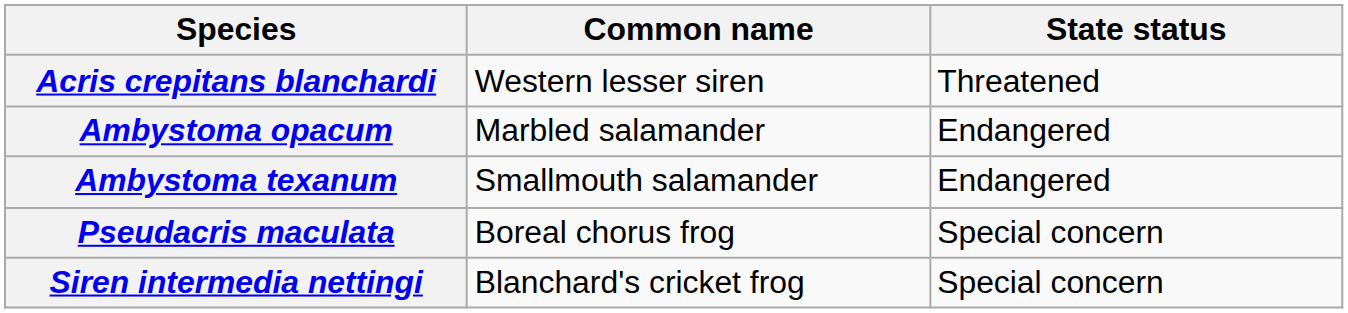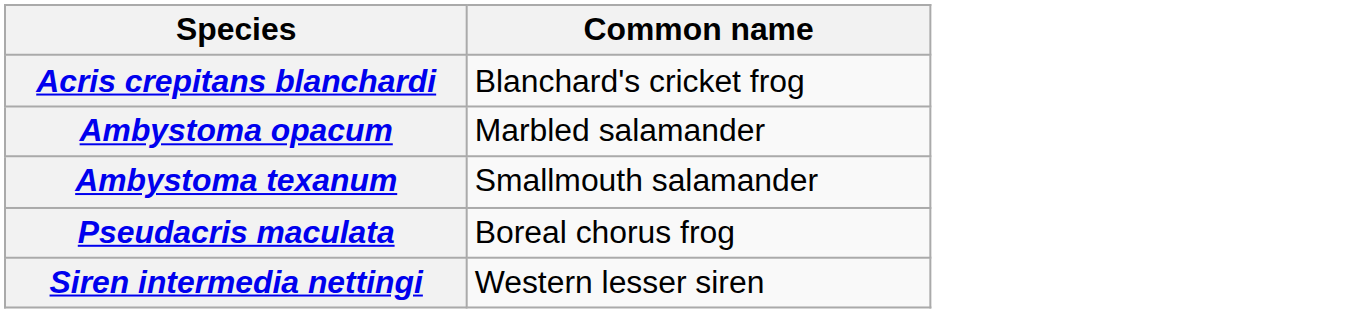- column: (1136, 29)
(620, 80) Western lesser siren -> (640, 80) Blanchard's cricket frog
(640, 282) Blanchard's cricket frog -> (620, 282) Western lesser siren
